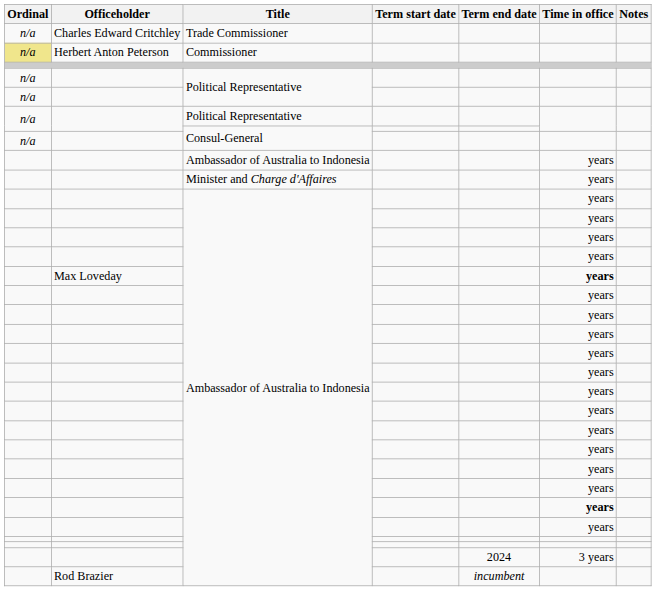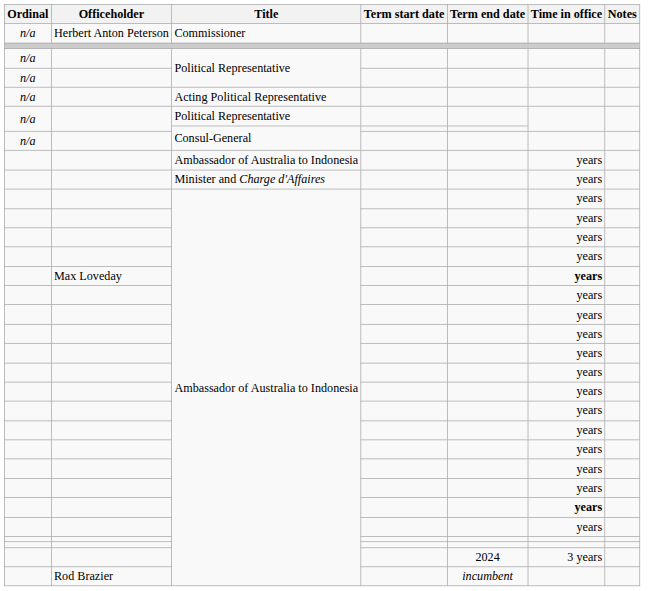- row: (117, 33)
(28, 52) khaki background -> (28, 33) no background
+ row: (111, 97)
